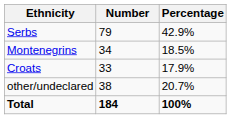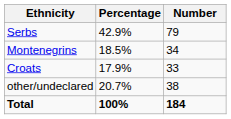columns swapped: (128, 13) <-> (193, 13)
